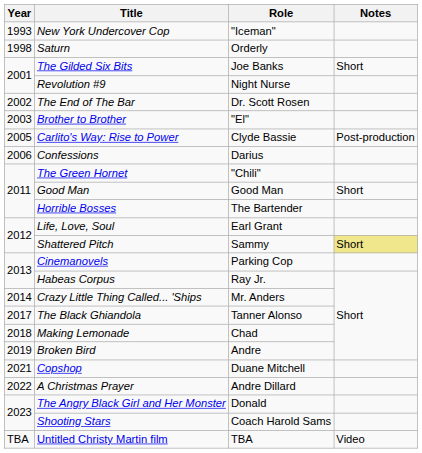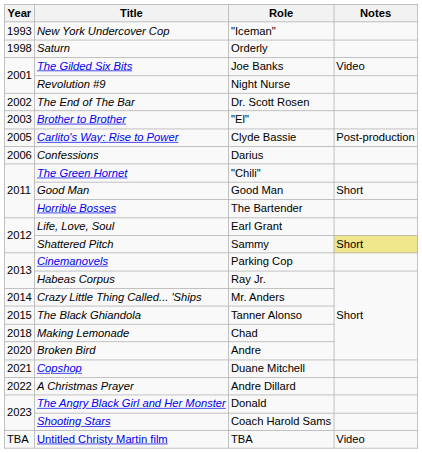(350, 66) Short -> (351, 66) Video
(19, 315) 2017 -> (19, 315) 2015
(19, 350) 2019 -> (19, 350) 2020
